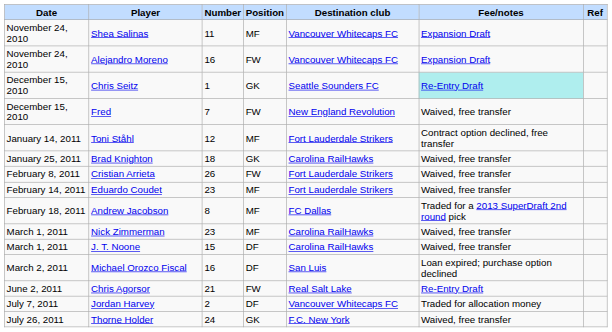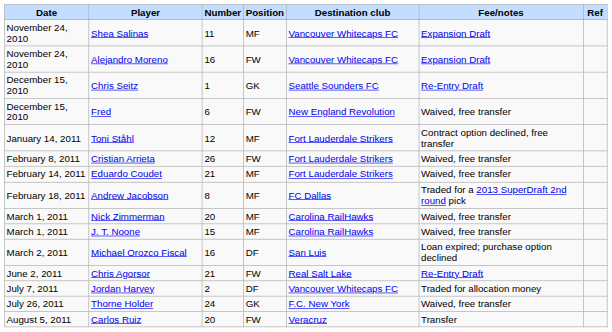(452, 86) paleturquoise background -> (452, 86) no background
(207, 112) 7 -> (207, 112) 6
- row: (122, 159)
(210, 190) 23 -> (210, 174) 21
(210, 231) 23 -> (210, 216) 20
(252, 247) DF -> (253, 231) MF
+ row: (116, 319)
